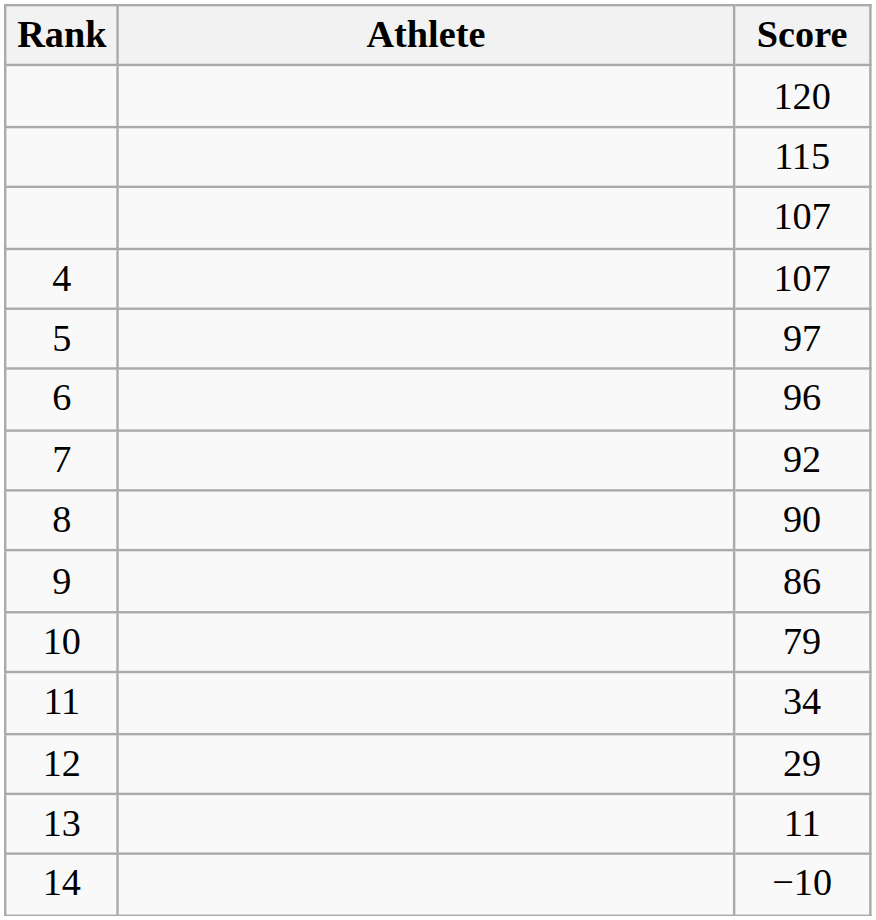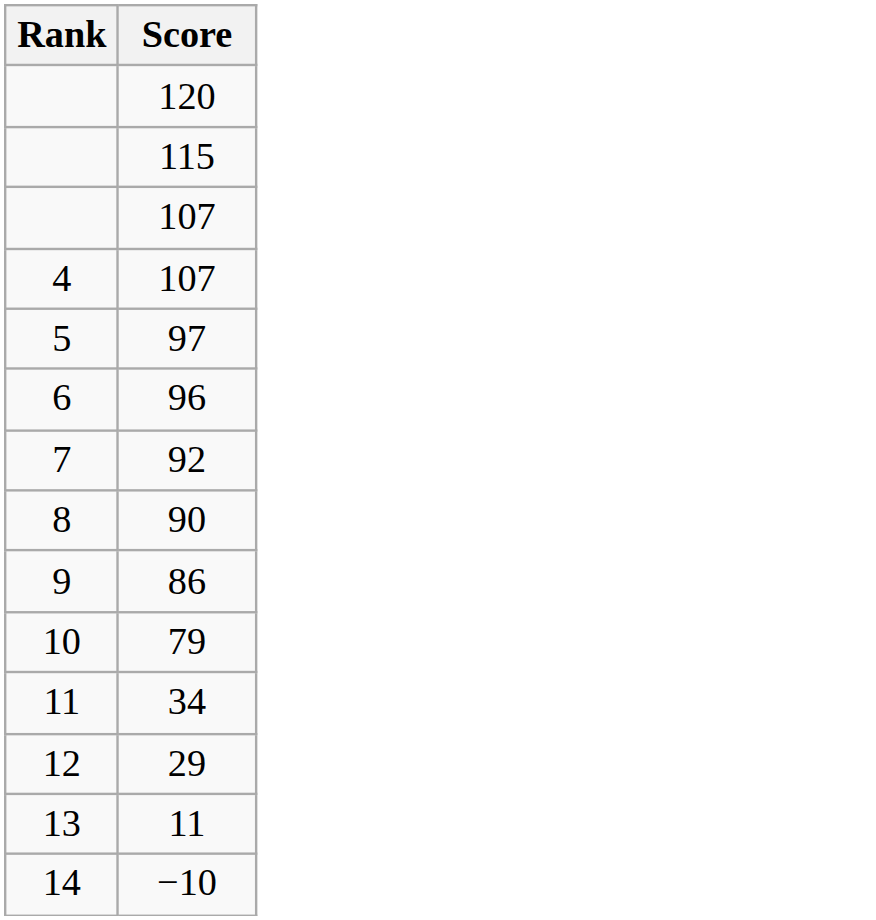- column: (426, 34)
